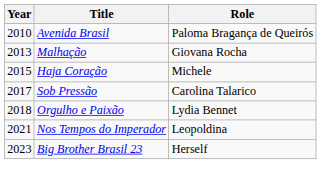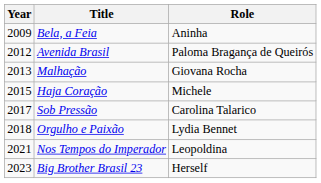+ row: (67, 33)
(19, 33) 2010 -> (19, 52) 2012
